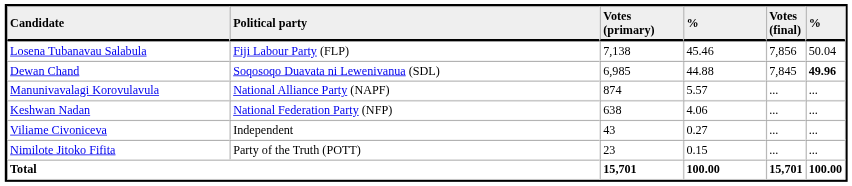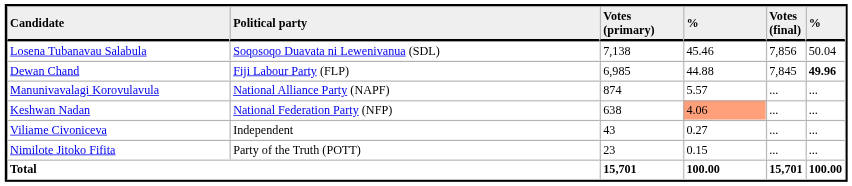(291, 51) Fiji Labour Party (FLP) -> (336, 51) Soqosoqo Duavata ni Lewenivanua (SDL)
(336, 70) Soqosoqo Duavata ni Lewenivanua (SDL) -> (291, 70) Fiji Labour Party (FLP)
(697, 110) no background -> (697, 110) lightsalmon background
